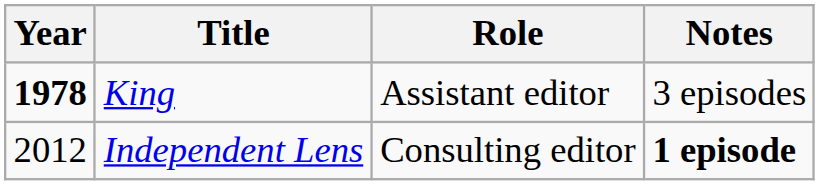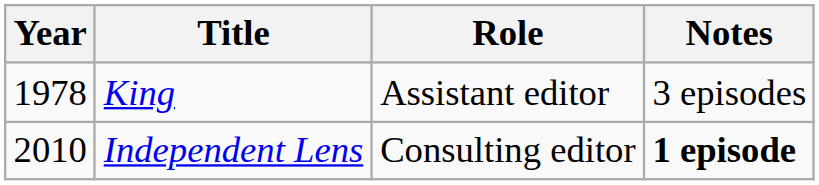(50, 91) bold -> (50, 91) normal
(50, 149) 2012 -> (50, 149) 2010
